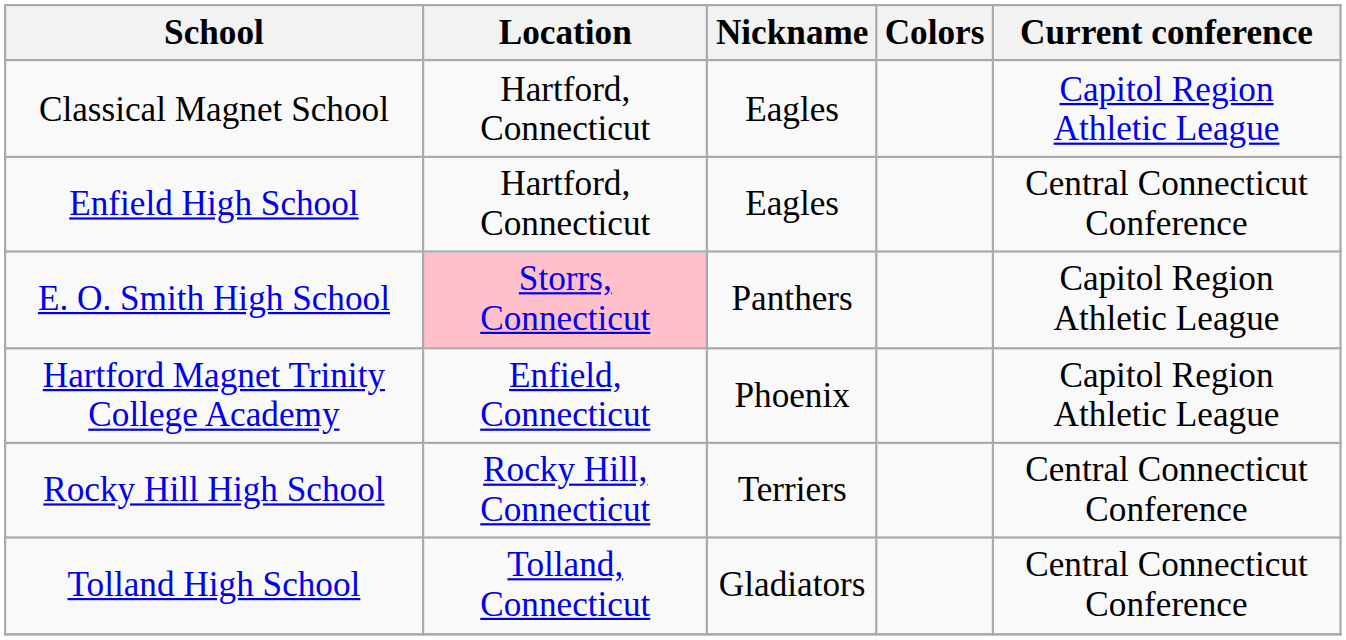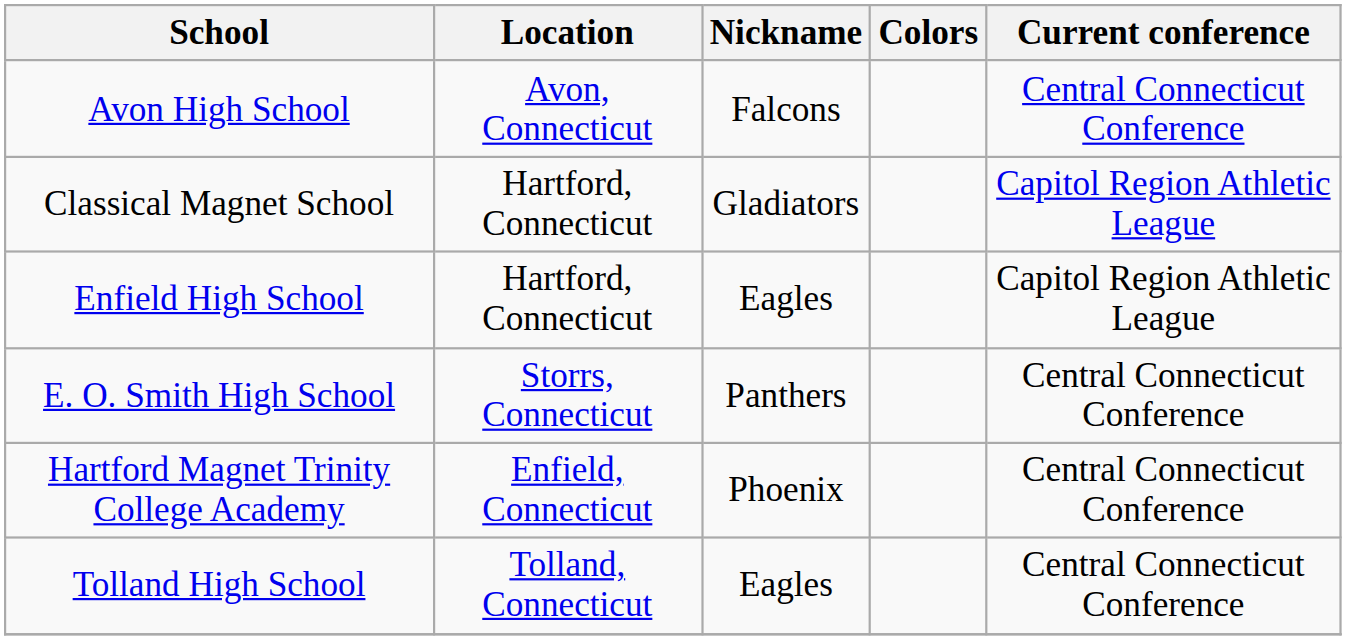+ row: (219, 108)
(792, 108) Eagles -> (786, 203) Gladiators
(1166, 203) Central Connecticut Conference -> (1163, 298) Capitol Region Athletic League
(565, 298) pink background -> (567, 394) no background
(1166, 298) Capitol Region Athletic League -> (1163, 394) Central Connecticut Conference
(1166, 394) Capitol Region Athletic League -> (1163, 489) Central Connecticut Conference
- row: (214, 489)
(792, 585) Gladiators -> (786, 585) Eagles
